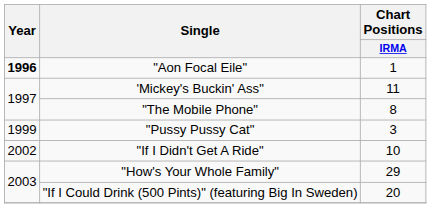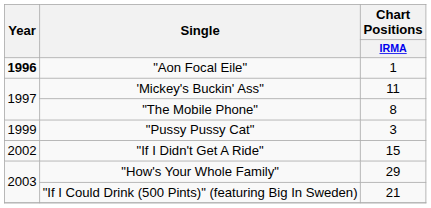(393, 151) 10 -> (393, 151) 15
(393, 192) 20 -> (393, 192) 21
